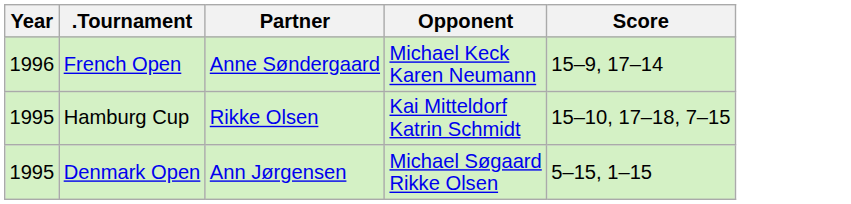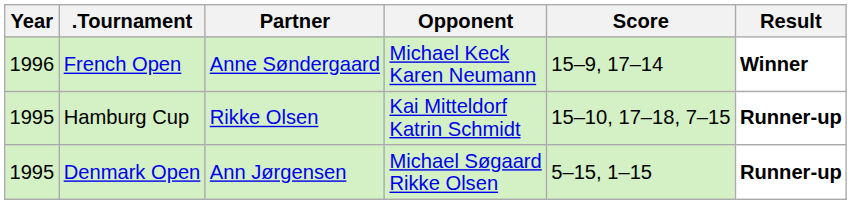+ column: (791, 21)
